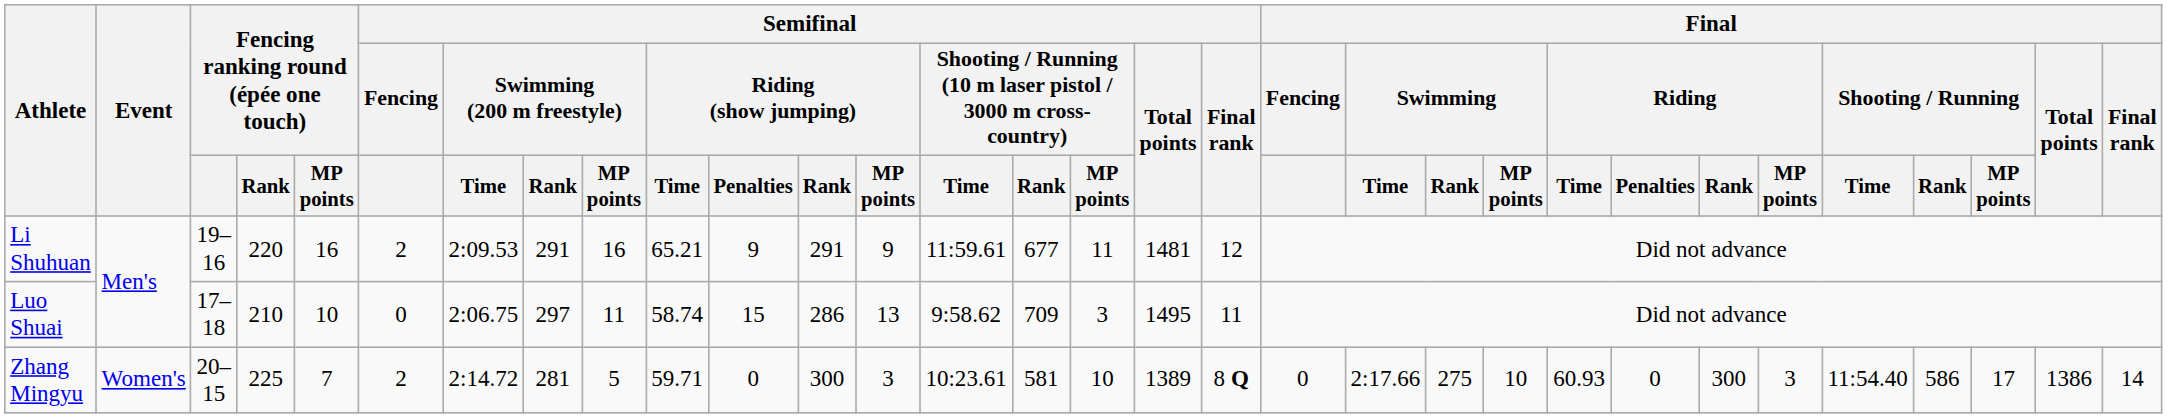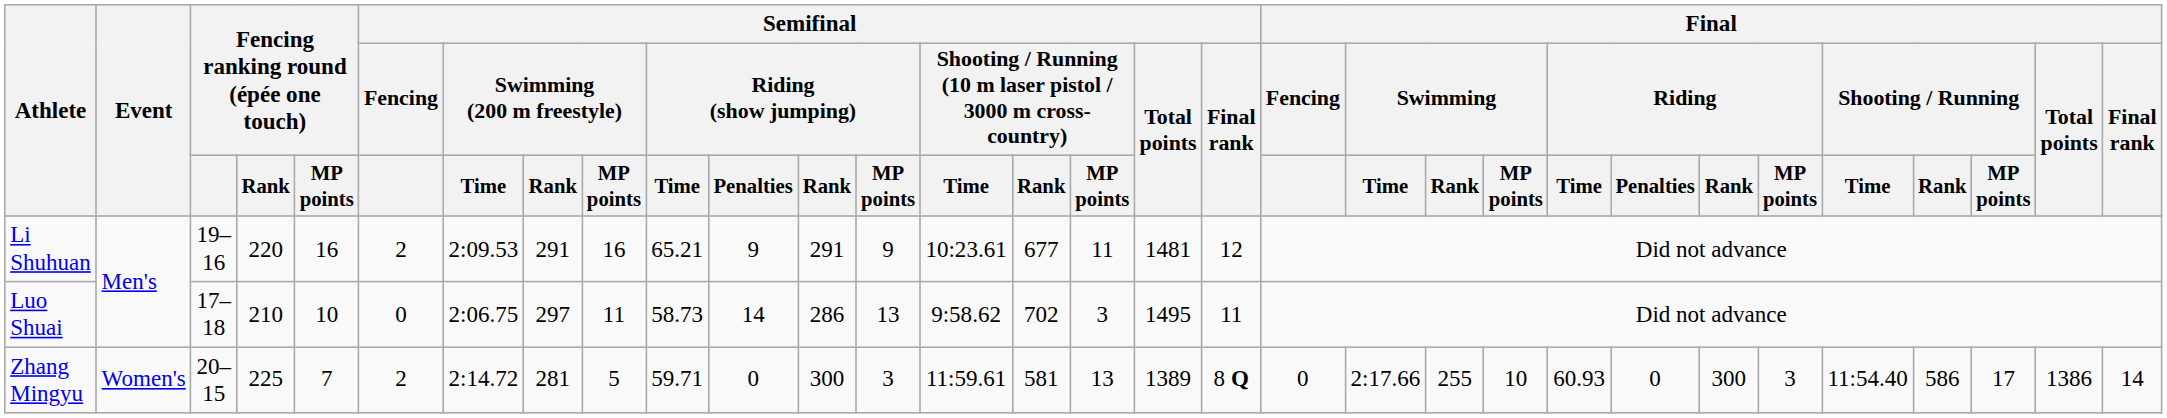(966, 249) 11:59.61 -> (966, 249) 10:23.61
(677, 314) 58.74 -> (677, 314) 58.73
(753, 314) 15 -> (753, 314) 14
(1041, 314) 709 -> (1041, 314) 702
(966, 379) 10:23.61 -> (966, 379) 11:59.61
(1102, 379) 10 -> (1102, 379) 13
(1455, 379) 275 -> (1455, 379) 255
